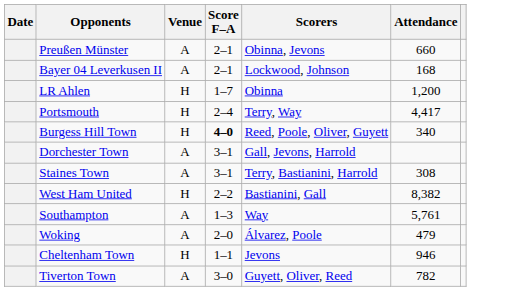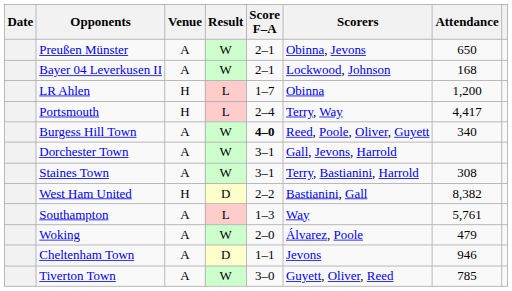+ column: (226, 22)
(426, 49) 660 -> (467, 49) 650
(185, 132) H -> (185, 132) A
(185, 255) H -> (185, 255) A
(426, 276) 782 -> (467, 276) 785
